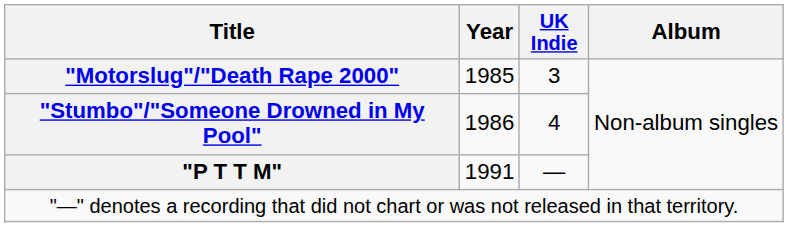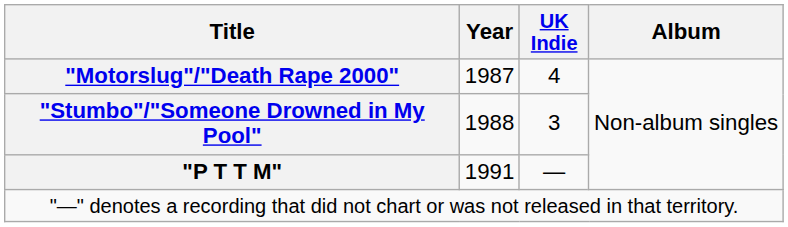(490, 75) 1985 -> (490, 75) 1987
(554, 75) 3 -> (554, 75) 4
(490, 123) 1986 -> (490, 123) 1988
(554, 123) 4 -> (554, 123) 3
